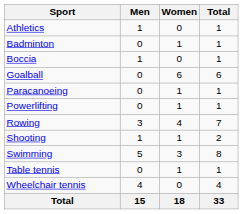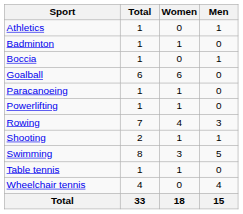columns swapped: (140, 12) <-> (219, 12)
